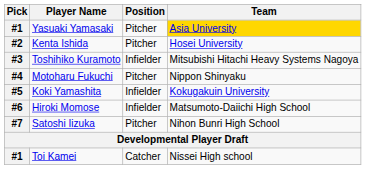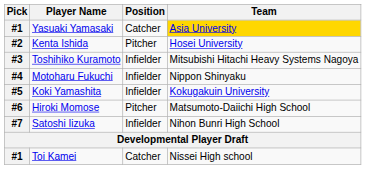(141, 28) Pitcher -> (143, 28) Catcher
(141, 76) Pitcher -> (143, 76) Infielder
(143, 108) Infielder -> (141, 108) Pitcher
(141, 124) Pitcher -> (143, 124) Infielder
